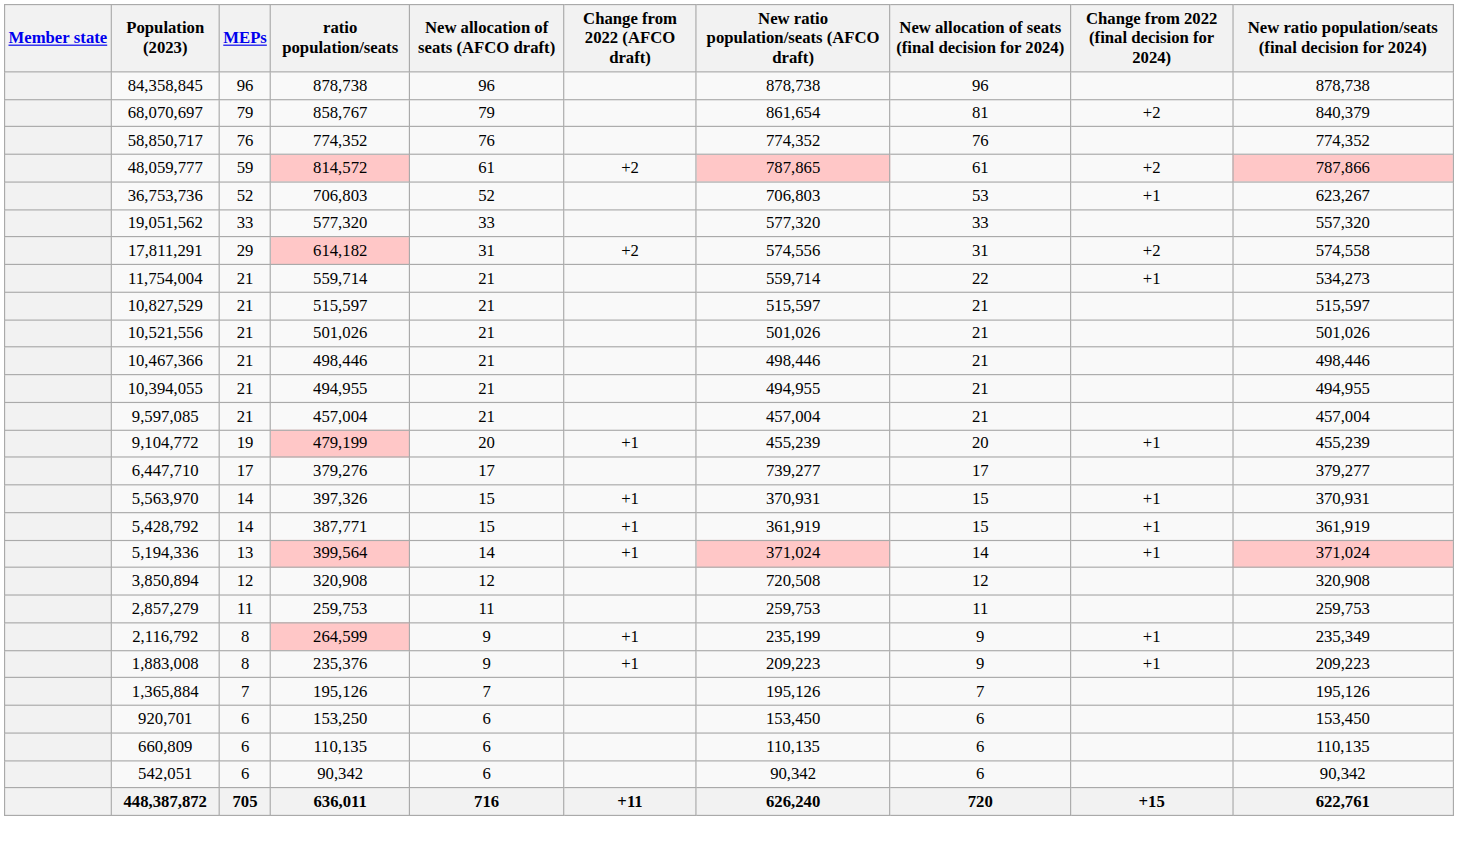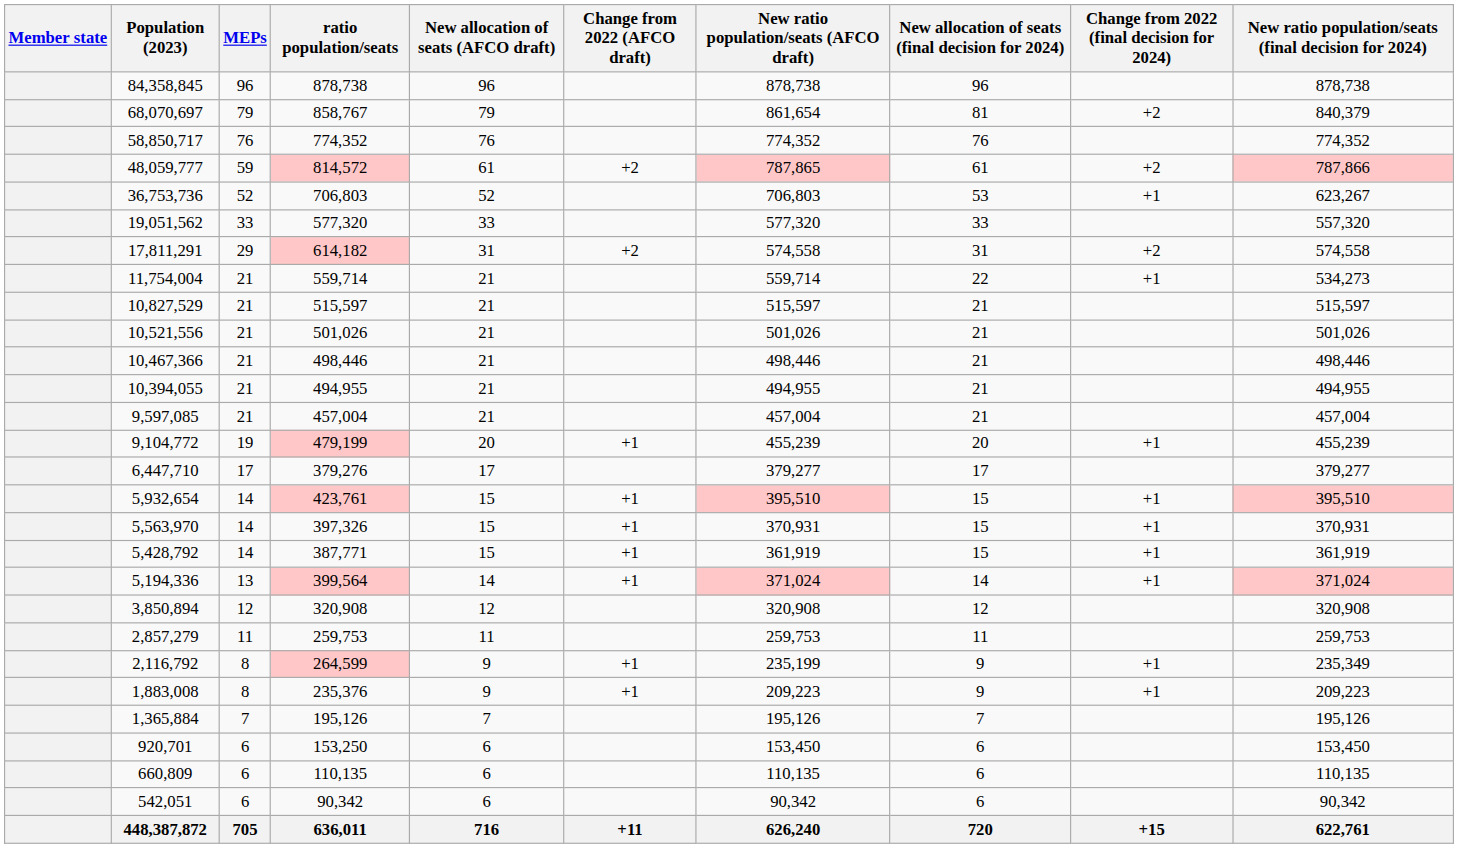(793, 250) 574,556 -> (793, 250) 574,558
(793, 471) 739,277 -> (793, 471) 379,277
+ row: (165, 498)
(793, 581) 720,508 -> (793, 609) 320,908
